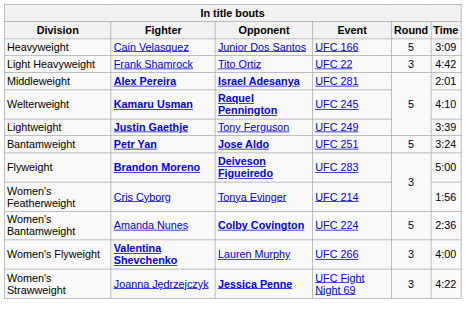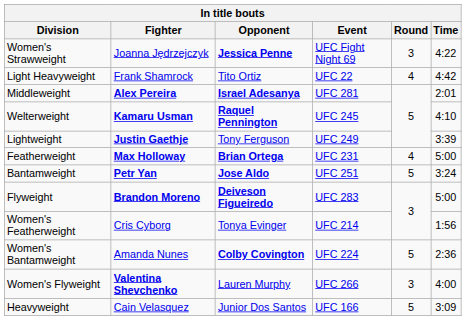rows swapped: (38, 47) <-> (36, 284)
(411, 64) 3 -> (411, 76) 4
+ row: (41, 157)
